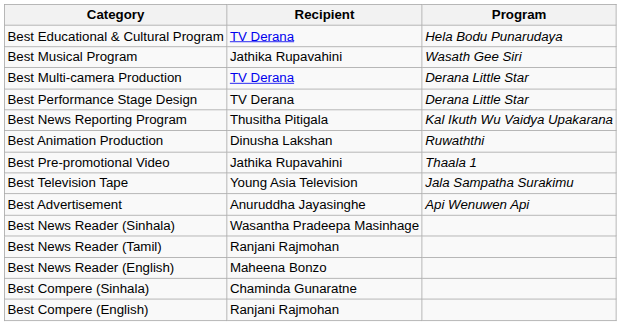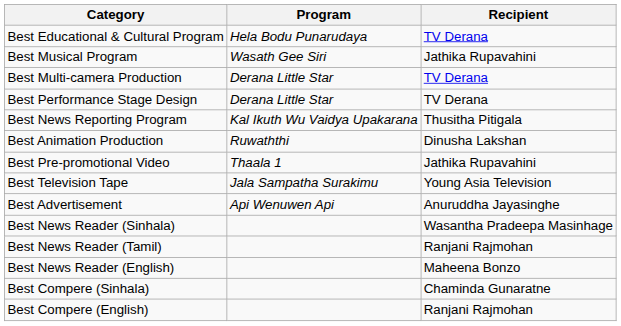columns swapped: (519, 15) <-> (324, 15)
